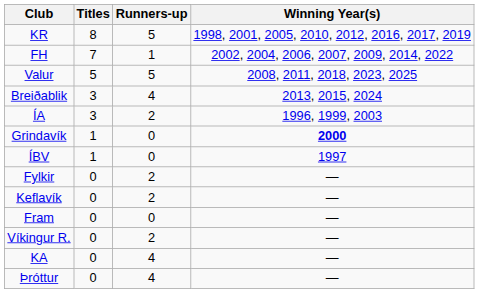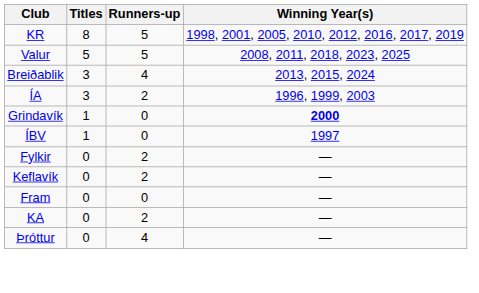- row: (39, 55)
- row: (39, 237)
(152, 258) 4 -> (144, 217) 2
